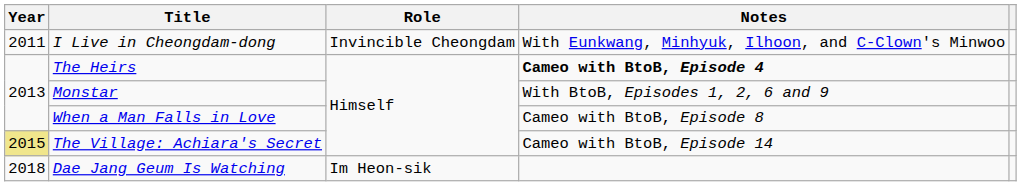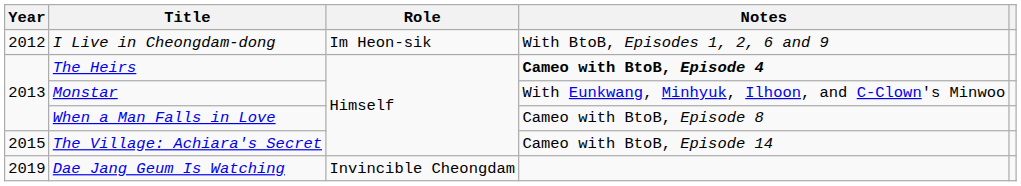(27, 42) 2011 -> (27, 42) 2012
(422, 42) Invincible Cheongdam -> (380, 42) Im Heon-sik
(764, 42) With Eunkwang, Minhyuk, Ilhoon, and C-Clown's Minwoo -> (676, 42) With BtoB, Episodes 1, 2, 6 and 9
(676, 93) With BtoB, Episodes 1, 2, 6 and 9 -> (764, 93) With Eunkwang, Minhyuk, Ilhoon, and C-Clown's Minwoo
(27, 143) khaki background -> (27, 143) no background
(27, 168) 2018 -> (27, 168) 2019
(380, 168) Im Heon-sik -> (422, 168) Invincible Cheongdam
